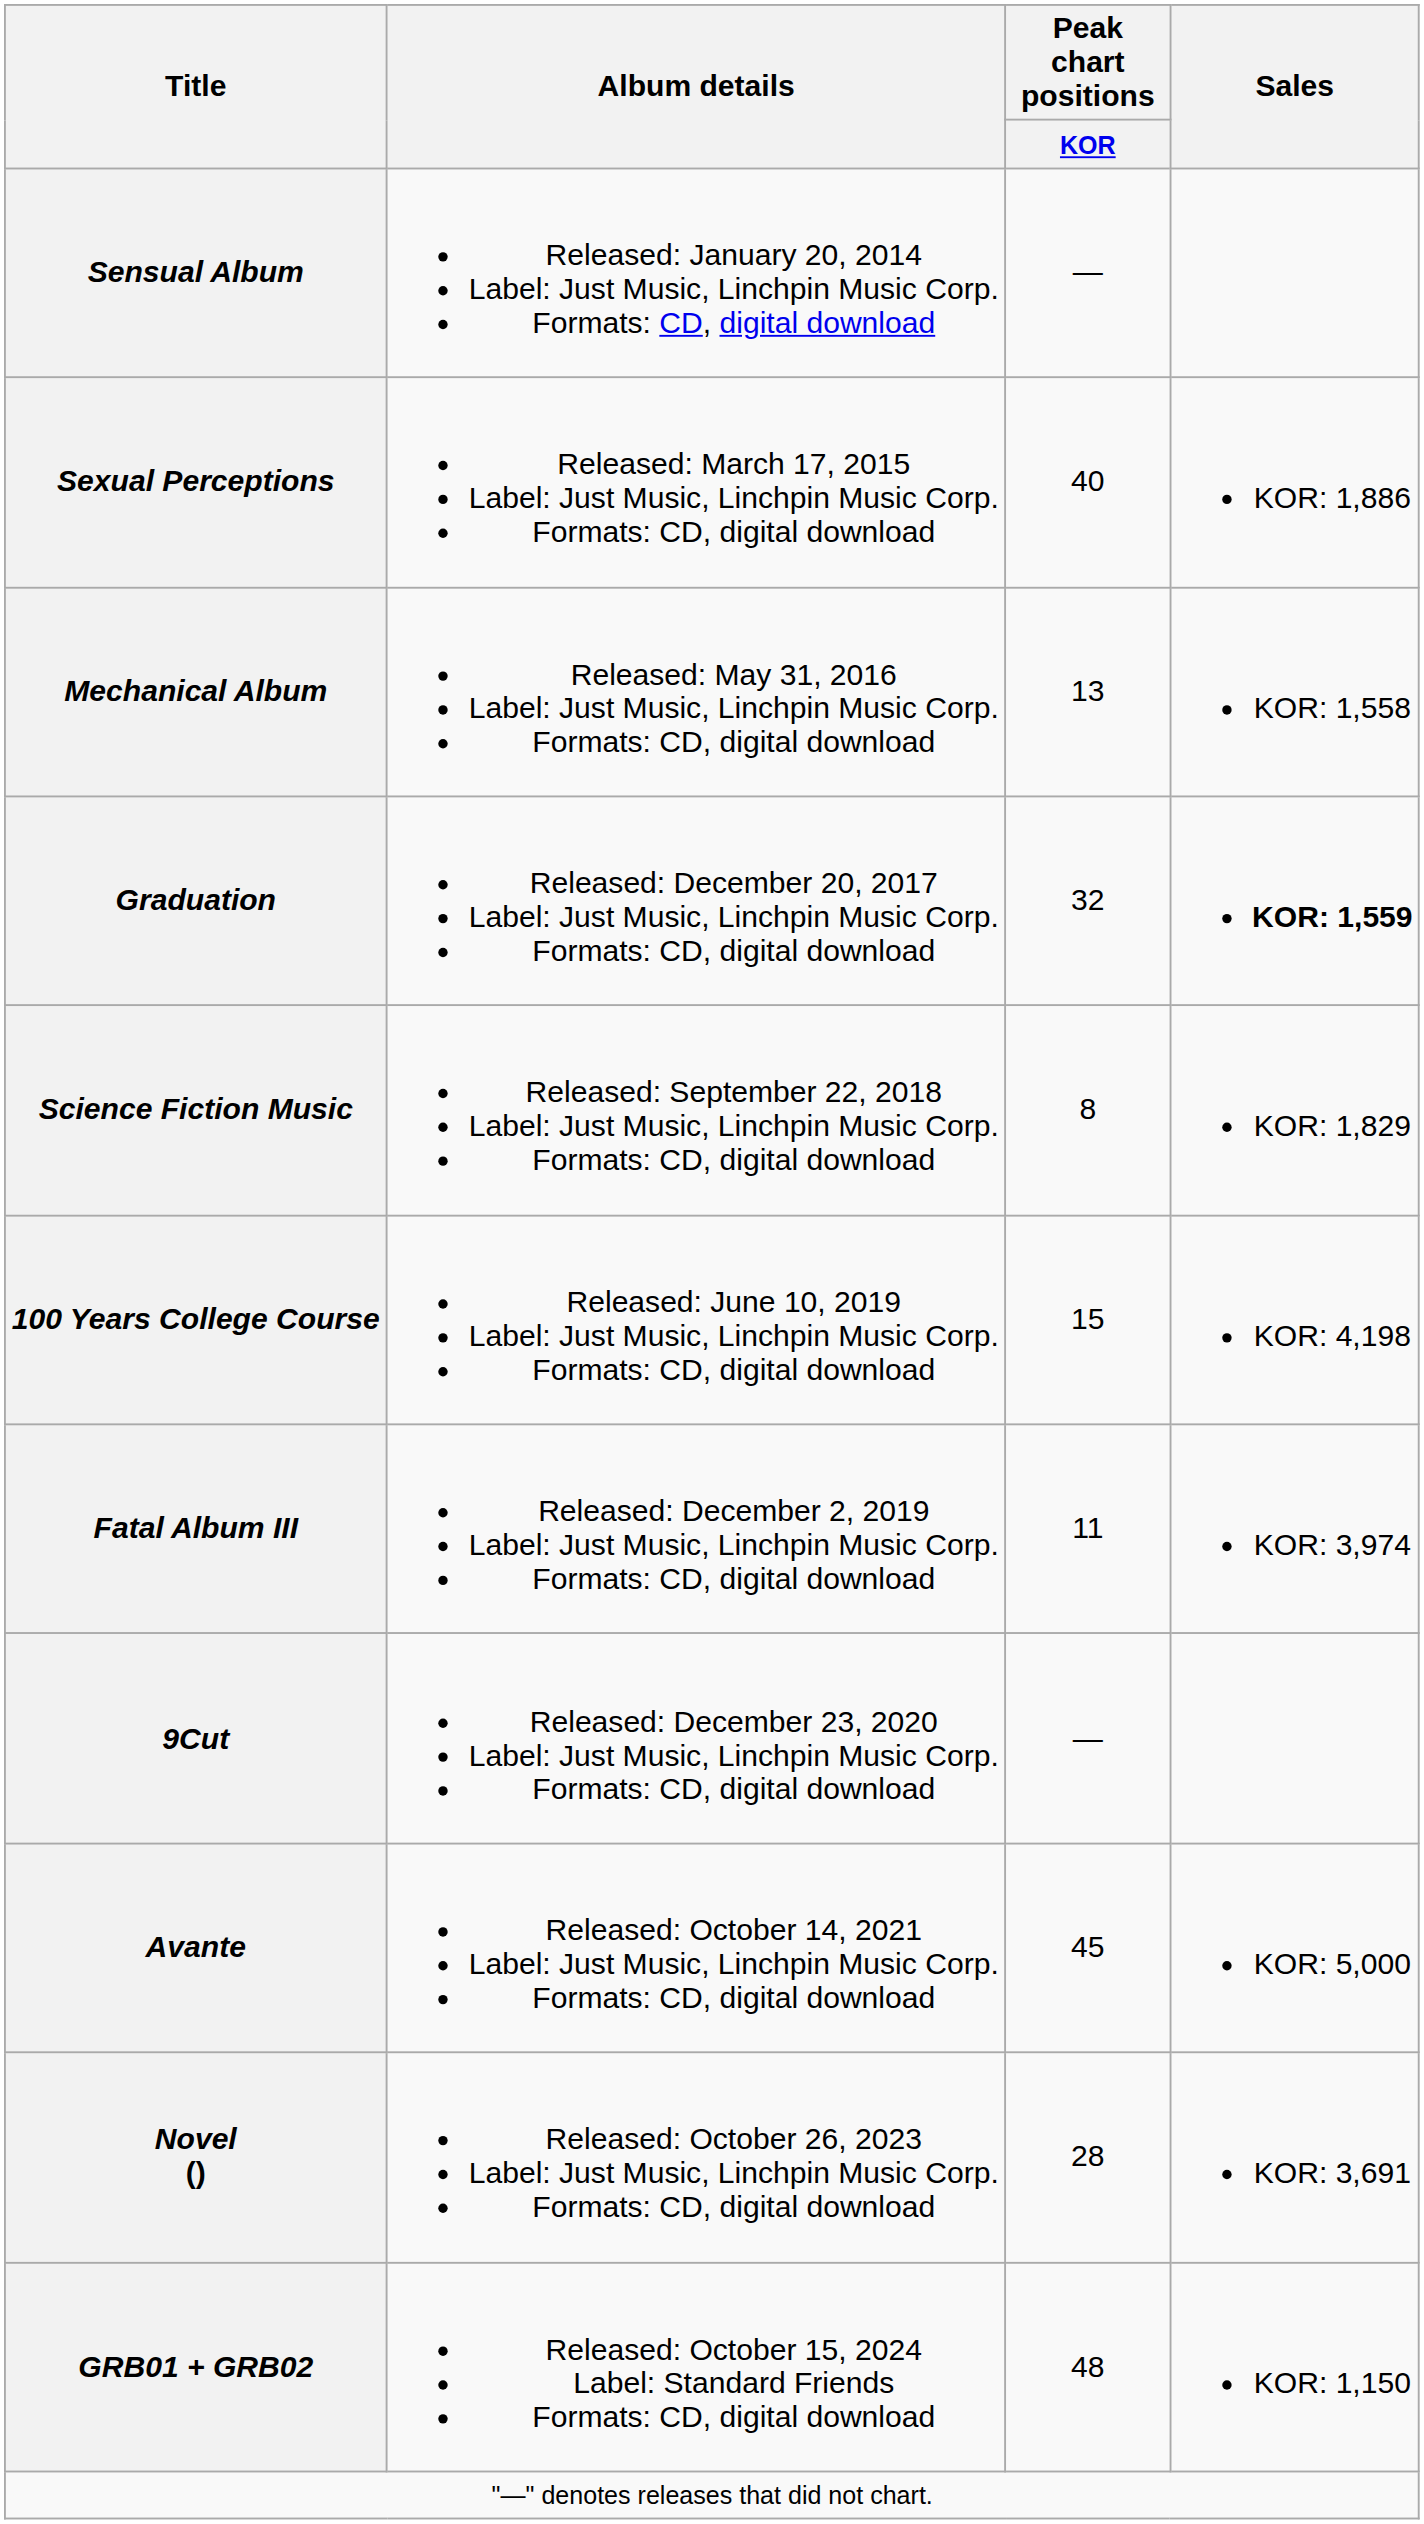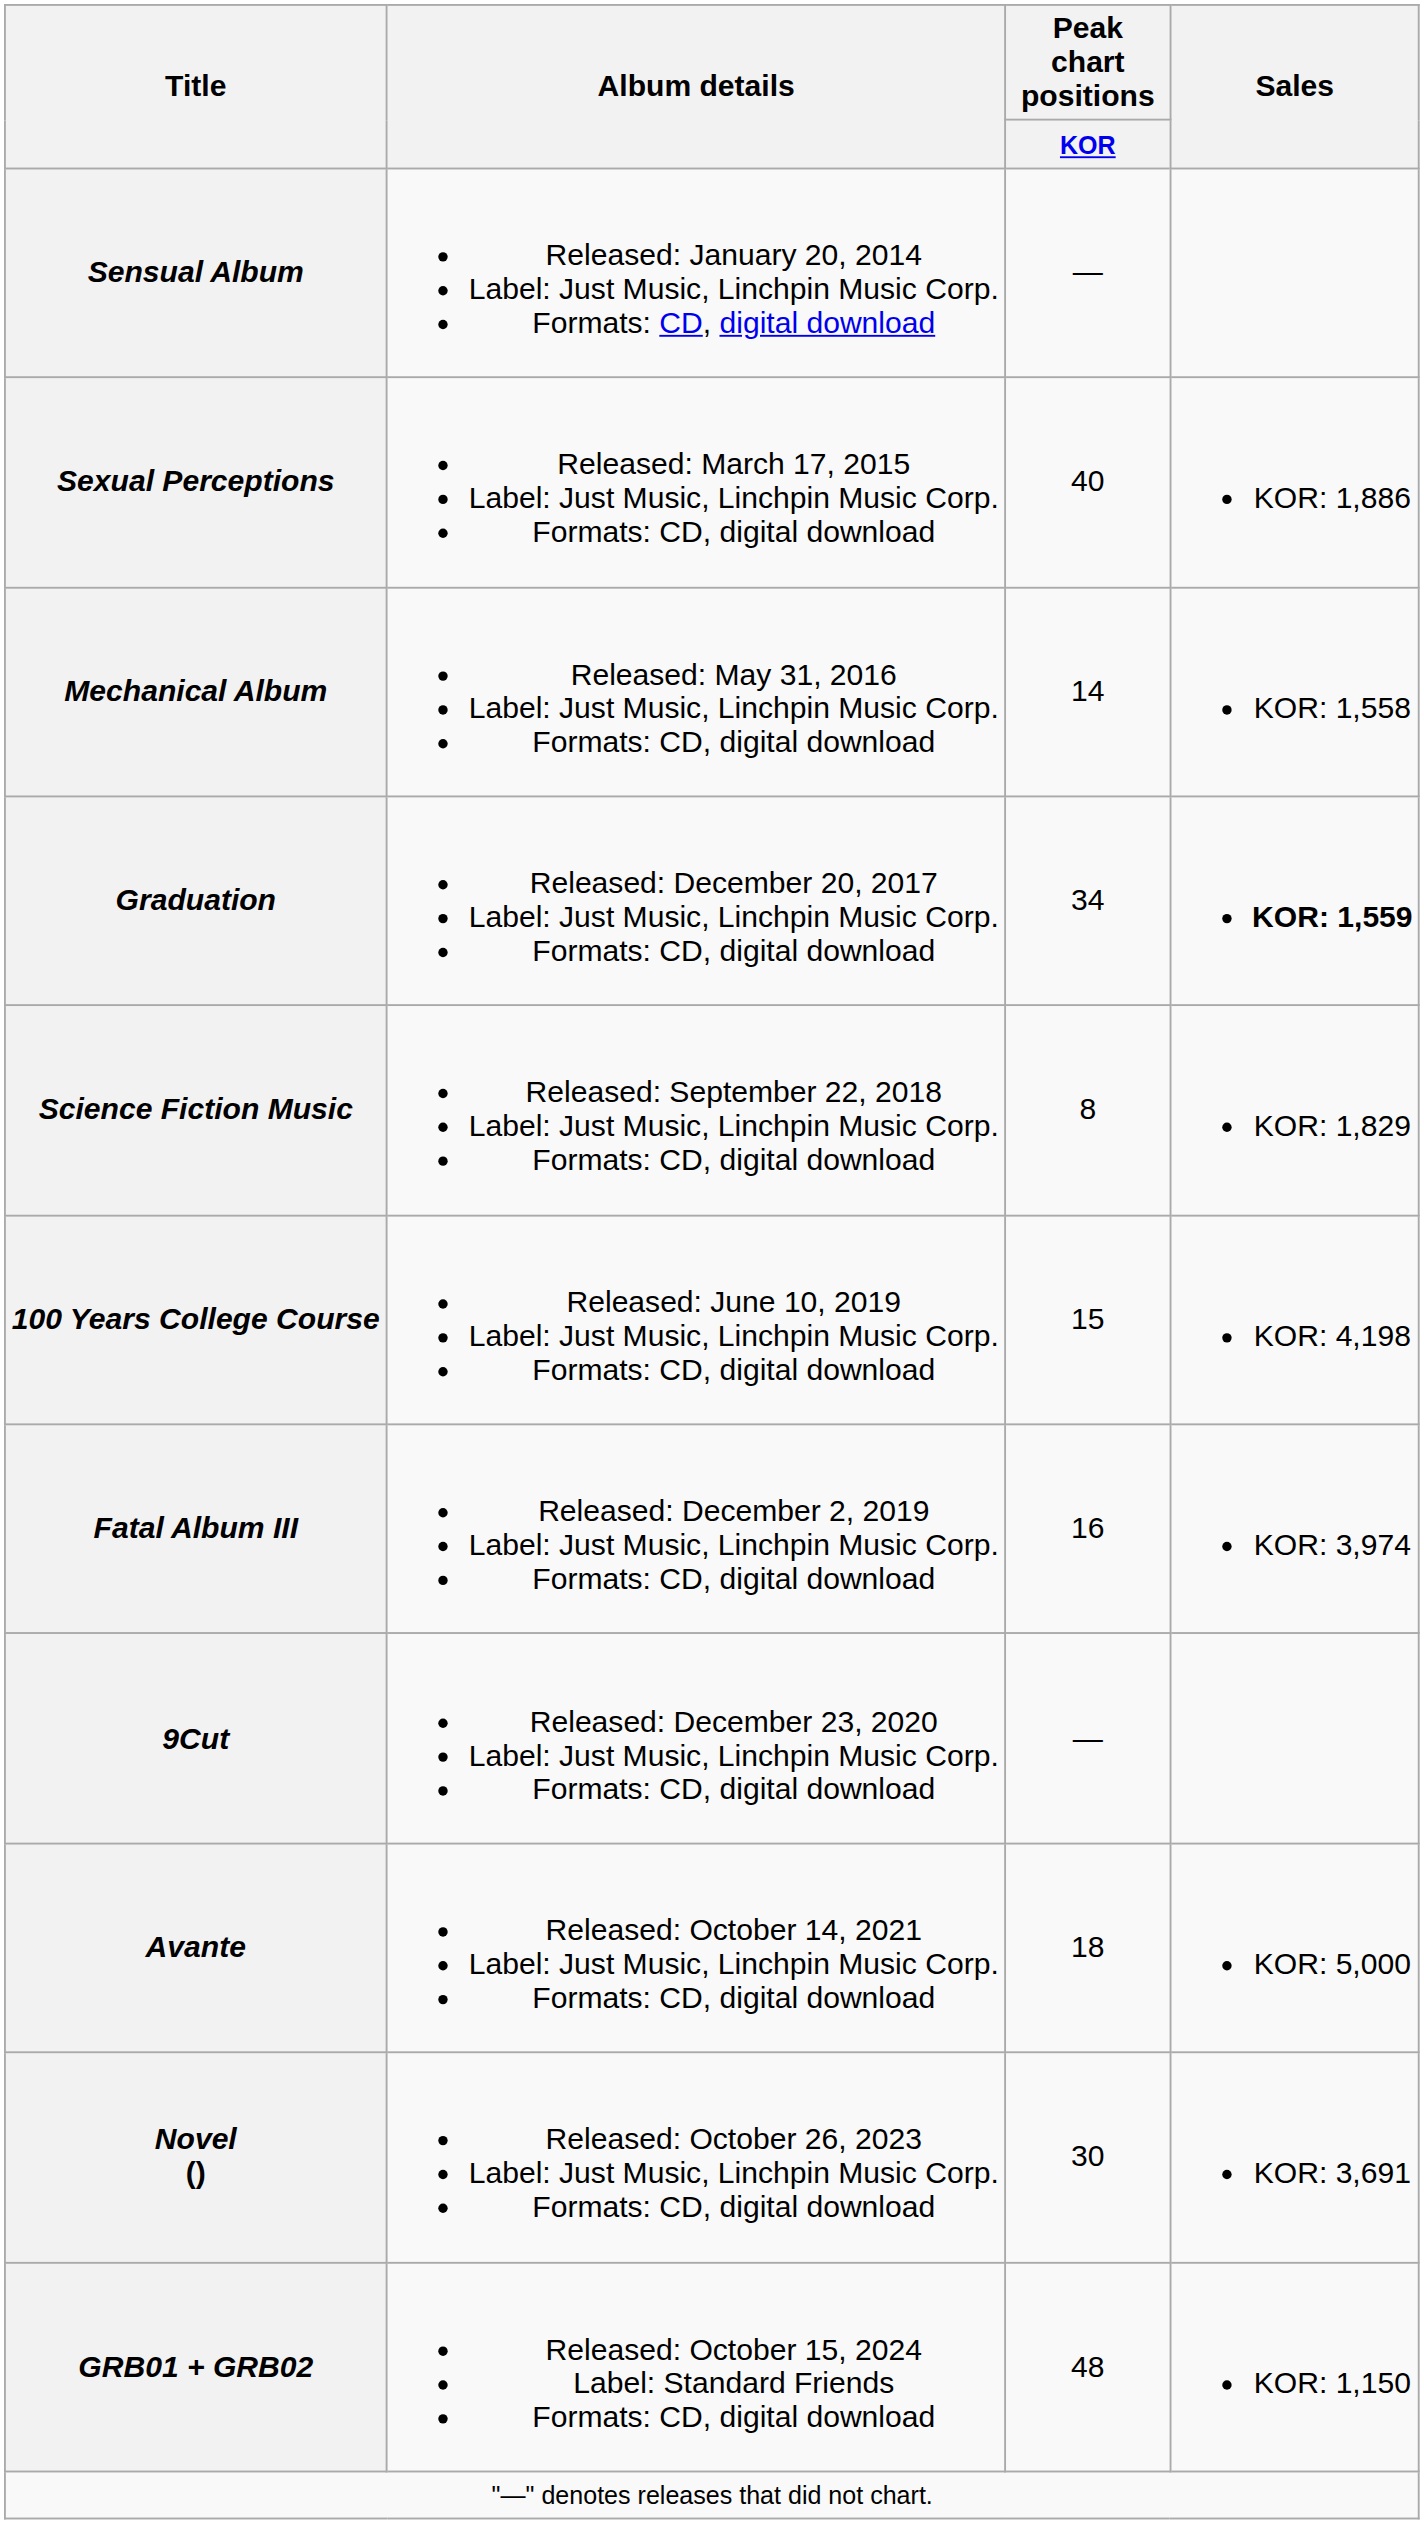(1088, 691) 13 -> (1088, 691) 14
(1088, 900) 32 -> (1088, 900) 34
(1088, 1528) 11 -> (1088, 1528) 16
(1088, 1947) 45 -> (1088, 1947) 18
(1088, 2156) 28 -> (1088, 2156) 30
